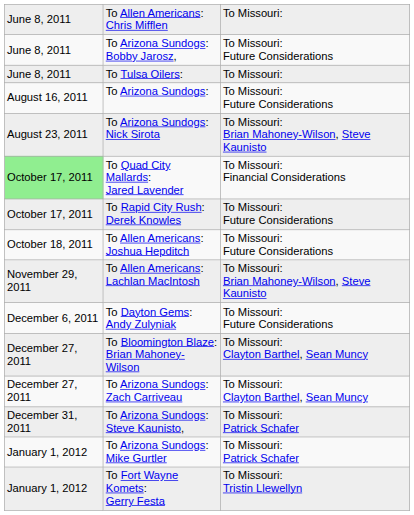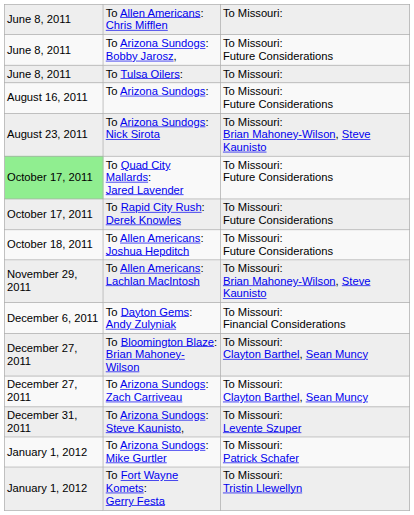(284, 171) To Missouri: Financial Considerations -> (278, 171) To Missouri: Future Considerations
(278, 318) To Missouri: Future Considerations -> (284, 318) To Missouri: Financial Considerations
(261, 421) To Missouri: Patrick Schafer -> (262, 421) To Missouri: Levente Szuper
